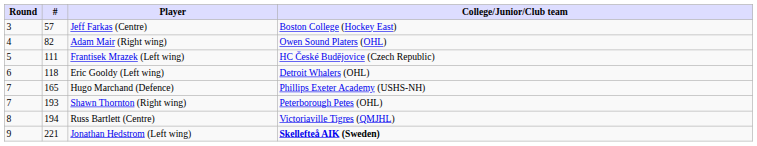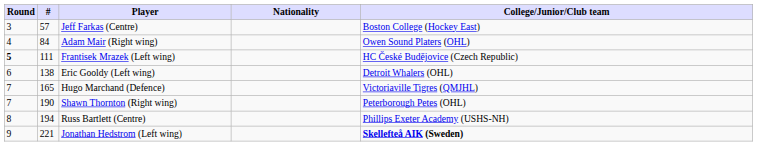+ column: (296, 12)
(49, 42) 82 -> (44, 42) 84
(9, 57) normal -> (9, 57) bold
(51, 73) 118 -> (47, 73) 138
(352, 88) Phillips Exeter Academy (USHS-NH) -> (420, 88) Victoriaville Tigres (QMJHL)
(51, 103) 193 -> (47, 103) 190
(337, 118) Victoriaville Tigres (QMJHL) -> (436, 118) Phillips Exeter Academy (USHS-NH)
